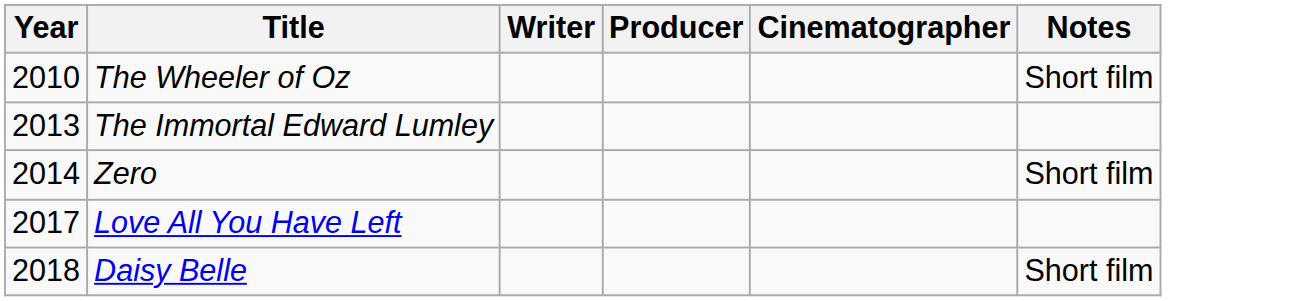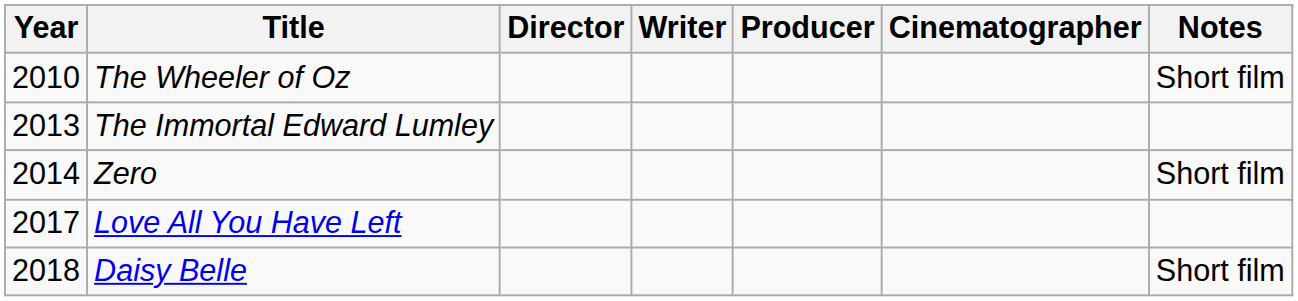+ column: (566, 28)
